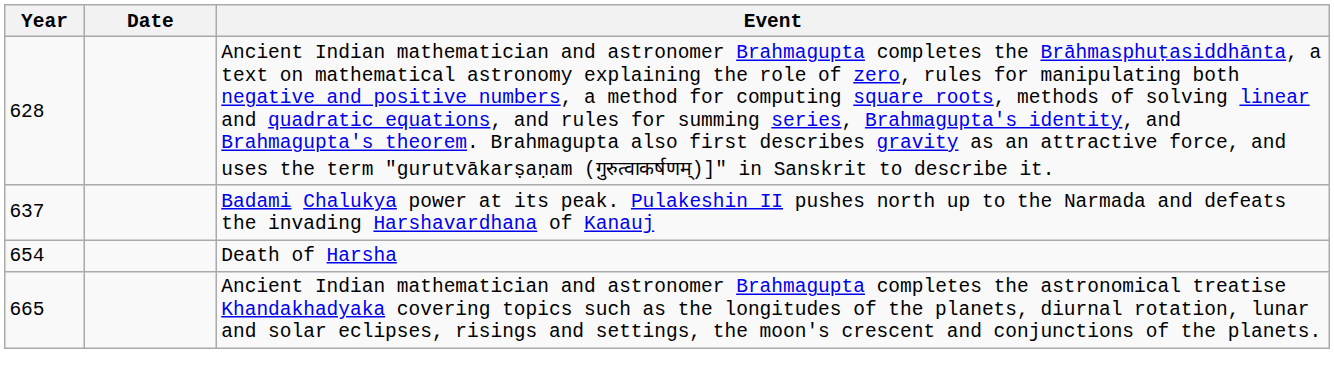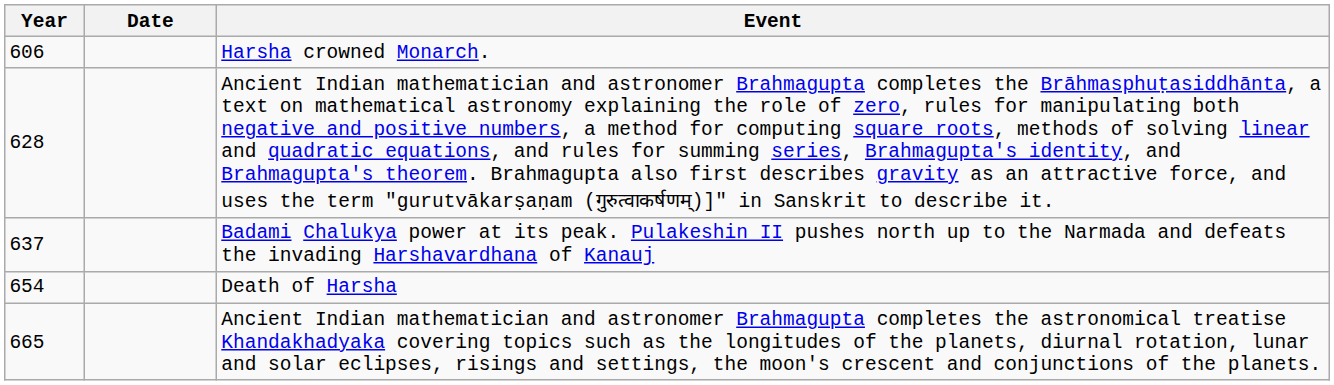+ row: (356, 52)
